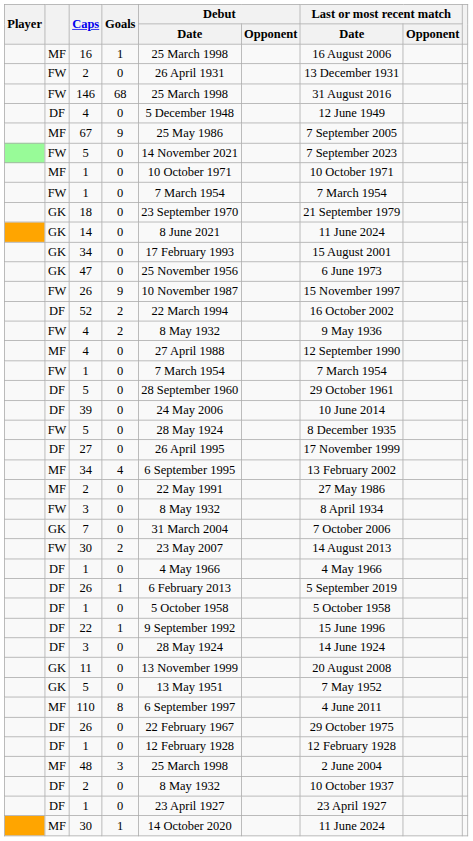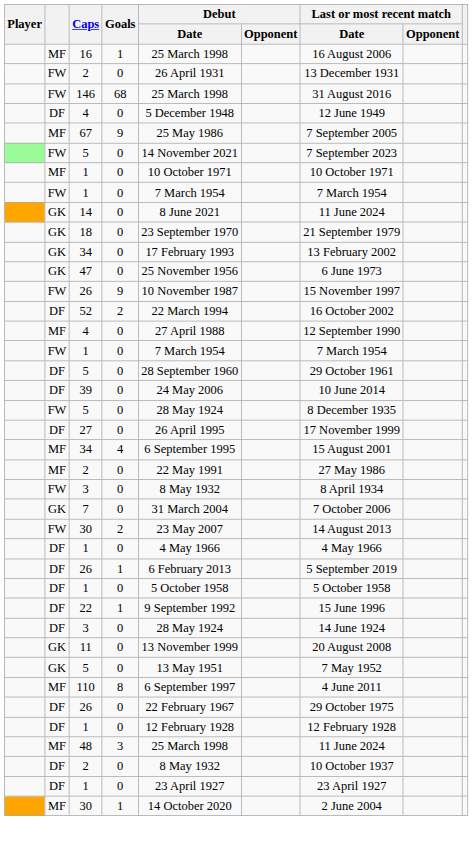rows swapped: (57, 212) <-> (57, 232)
(352, 251) 15 August 2001 -> (352, 251) 13 February 2002
- row: (57, 331)
(352, 469) 13 February 2002 -> (352, 449) 15 August 2001
(352, 766) 2 June 2004 -> (352, 746) 11 June 2024
(352, 825) 11 June 2024 -> (352, 806) 2 June 2004
